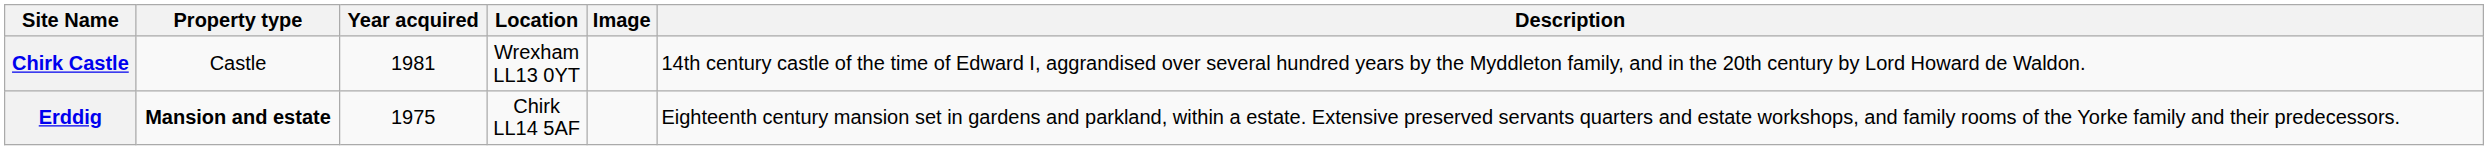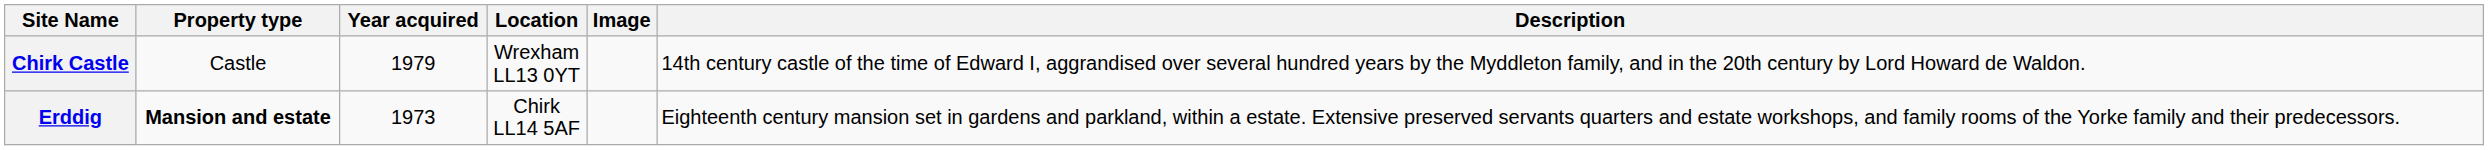(413, 63) 1981 -> (413, 63) 1979
(413, 117) 1975 -> (413, 117) 1973
